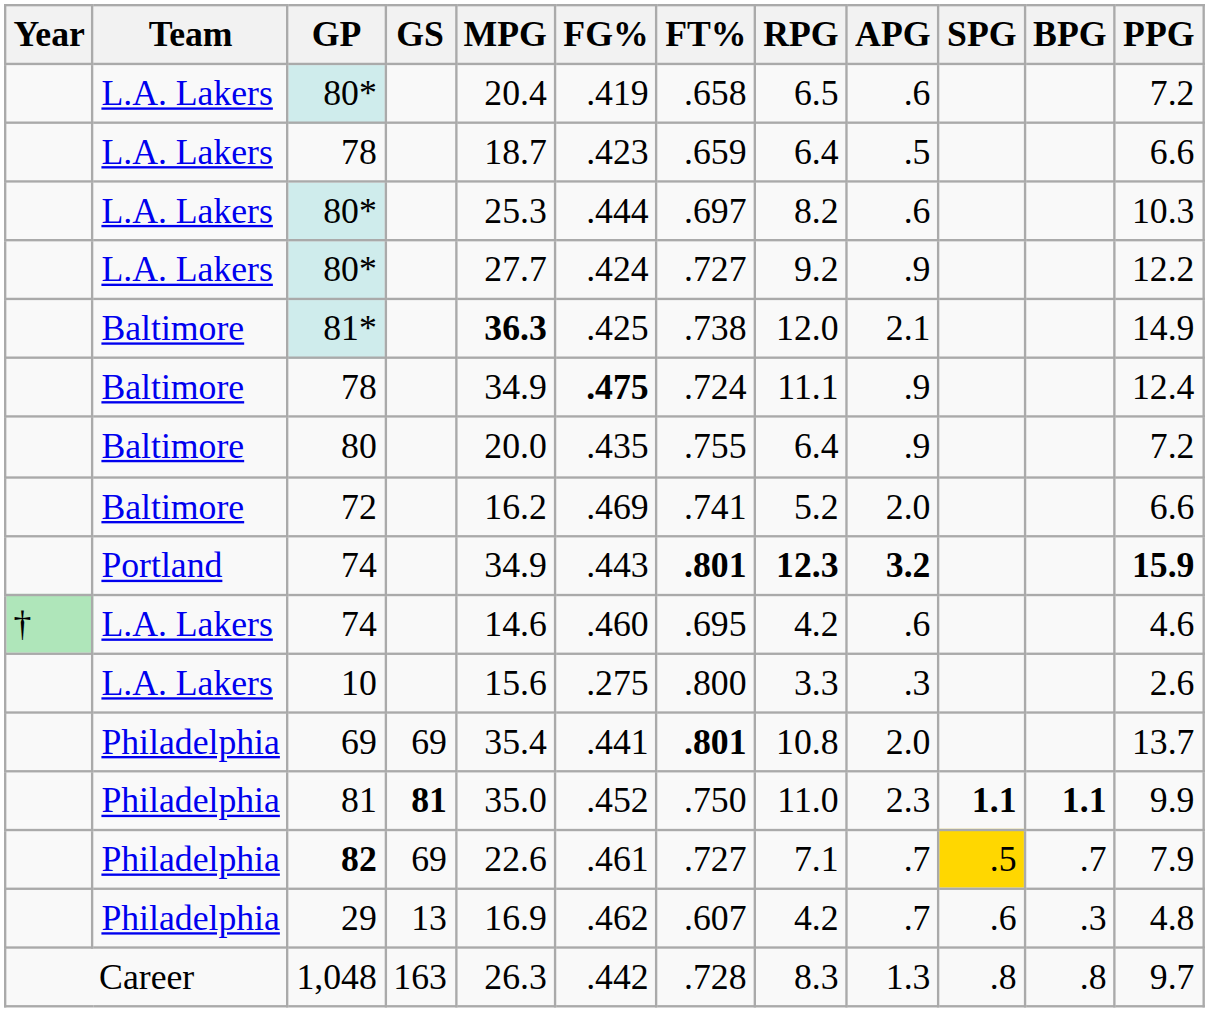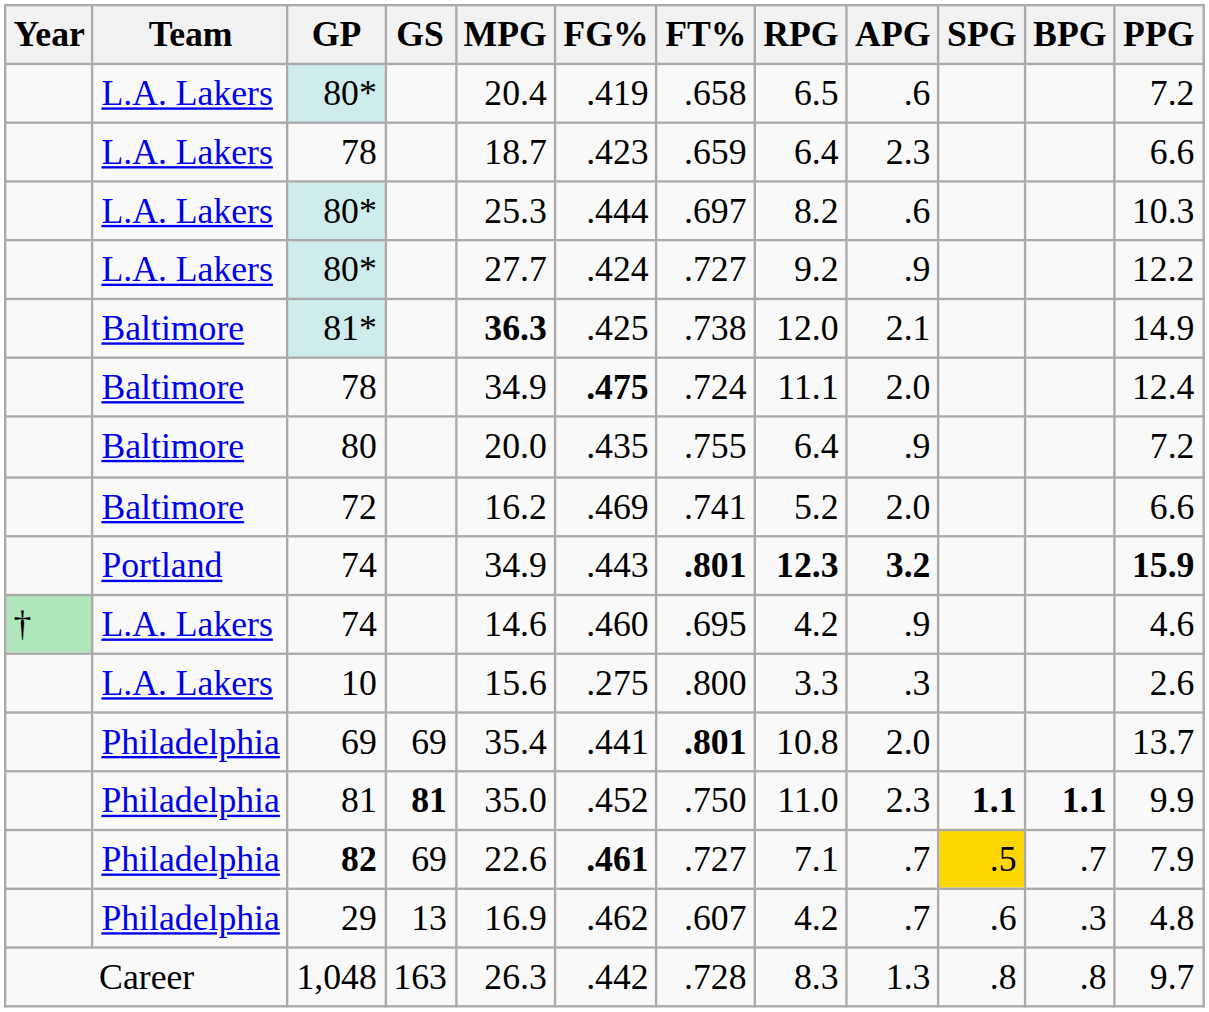(917, 151) .5 -> (908, 151) 2.3
(917, 387) .9 -> (908, 387) 2.0
(917, 623) .6 -> (917, 623) .9
(617, 858) normal -> (617, 858) bold
